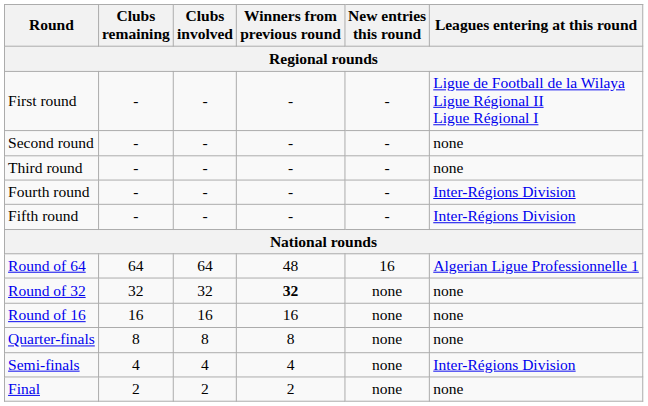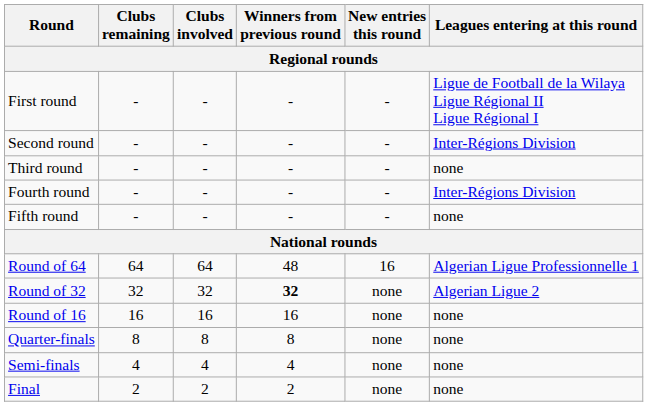(448, 143) none -> (504, 143) Inter-Régions Division
(504, 216) Inter-Régions Division -> (448, 216) none
(448, 290) none -> (486, 290) Algerian Ligue 2
(504, 364) Inter-Régions Division -> (448, 364) none
